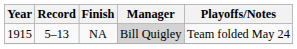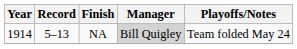(20, 33) 1915 -> (20, 33) 1914
